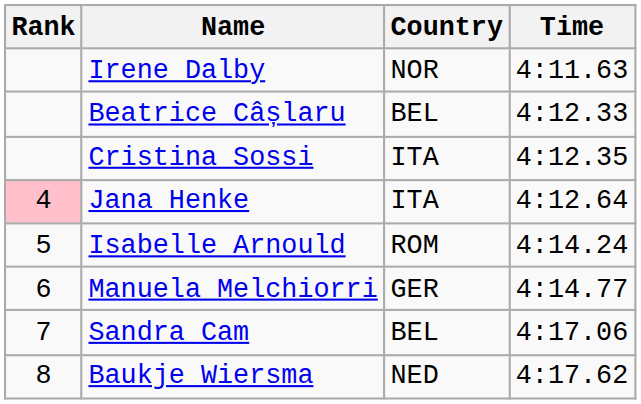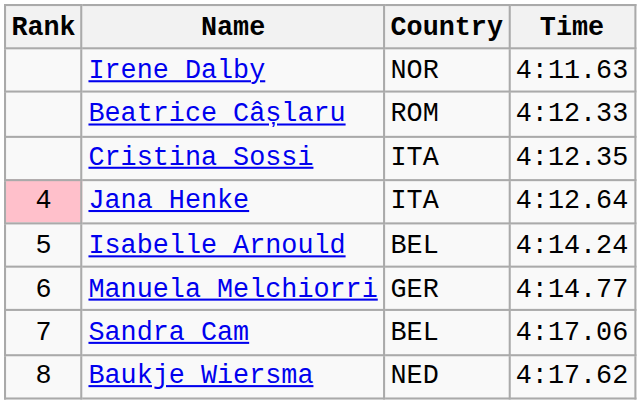(415, 114) BEL -> (415, 114) ROM
(415, 245) ROM -> (415, 245) BEL
